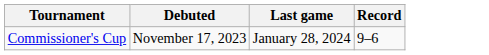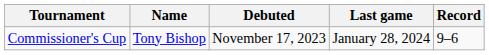+ column: (169, 15)
